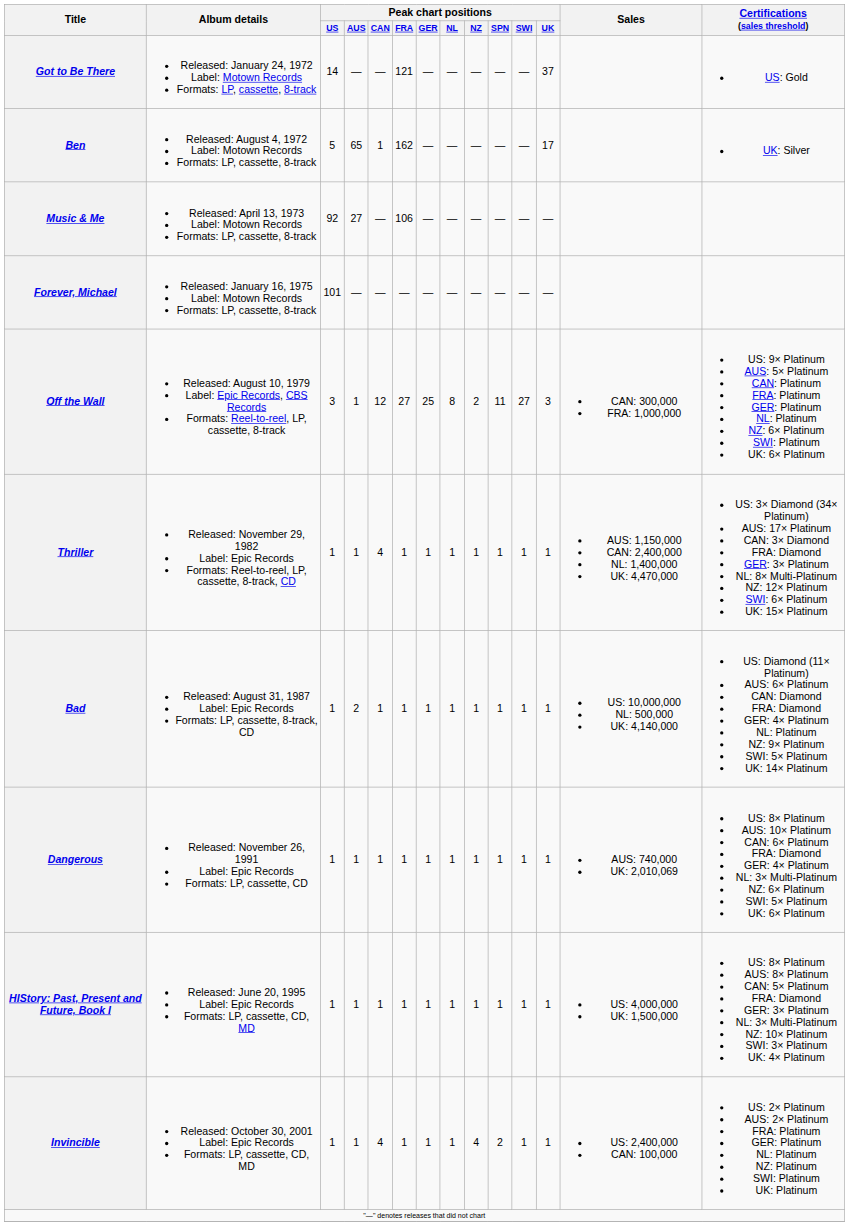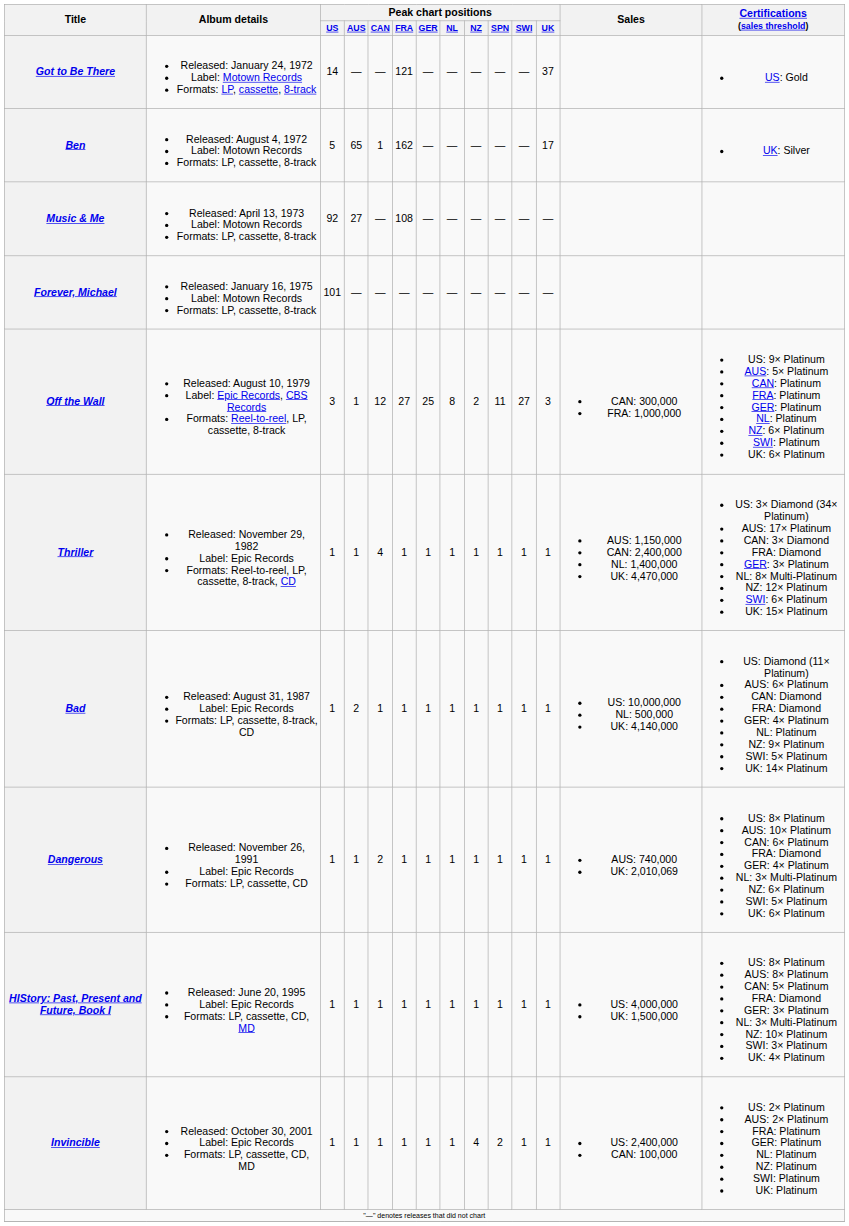(404, 219) 106 -> (404, 219) 108
(380, 859) 1 -> (380, 859) 2
(380, 1143) 4 -> (380, 1143) 1
